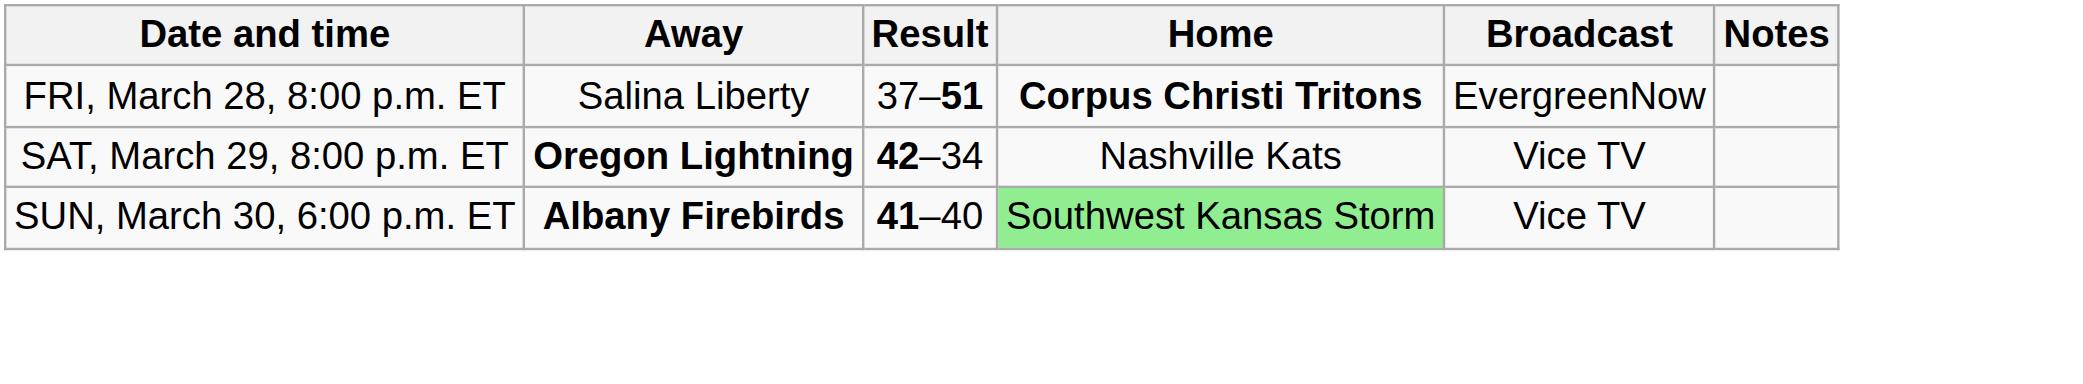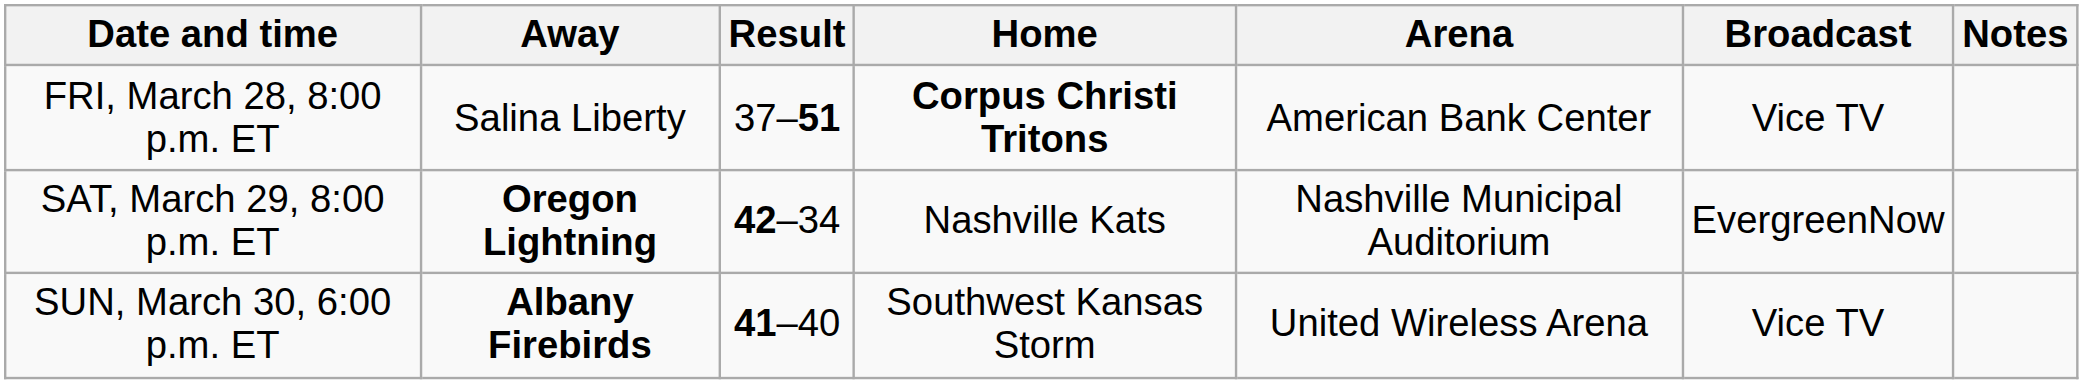+ column: (1459, 34)
(1580, 95) EvergreenNow -> (1818, 116) Vice TV
(1579, 156) Vice TV -> (1818, 220) EvergreenNow
(1221, 216) lightgreen background -> (1045, 324) no background
